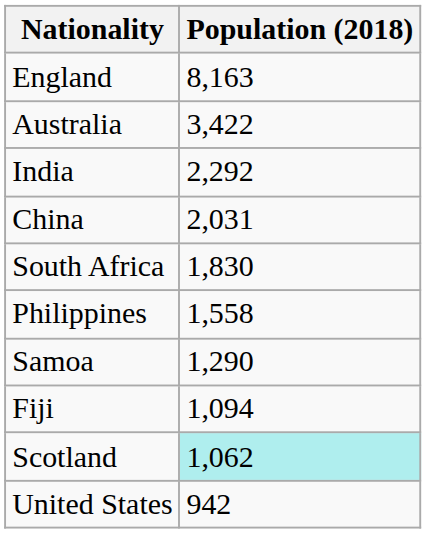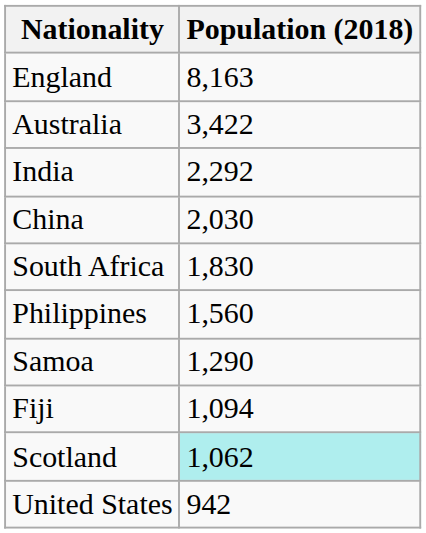(220, 218) 2,031 -> (220, 218) 2,030
(220, 313) 1,558 -> (220, 313) 1,560
